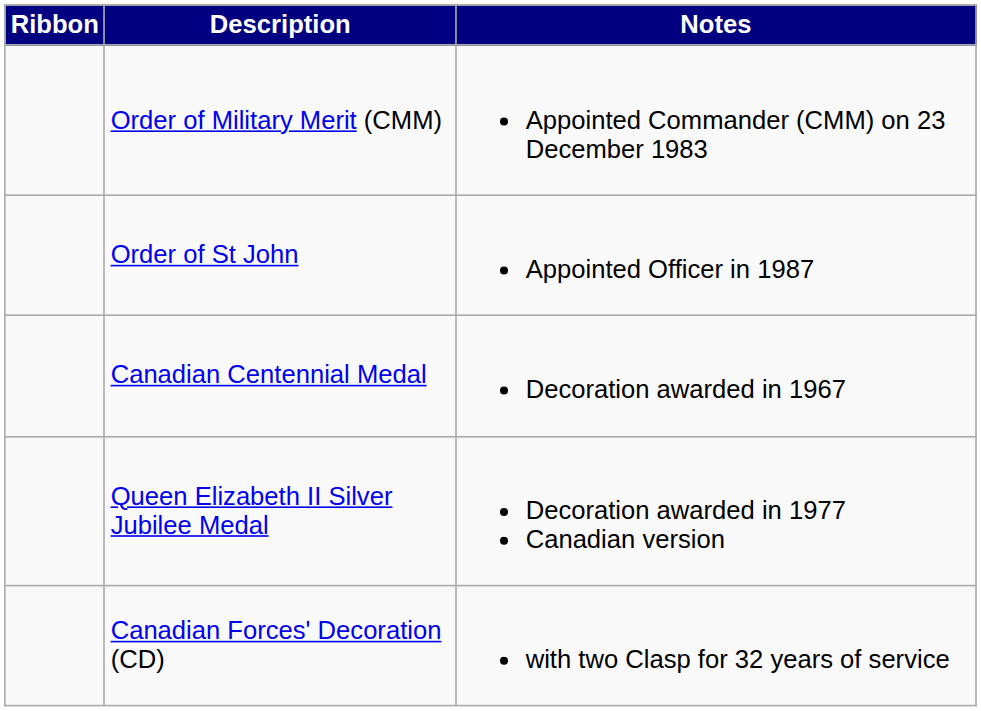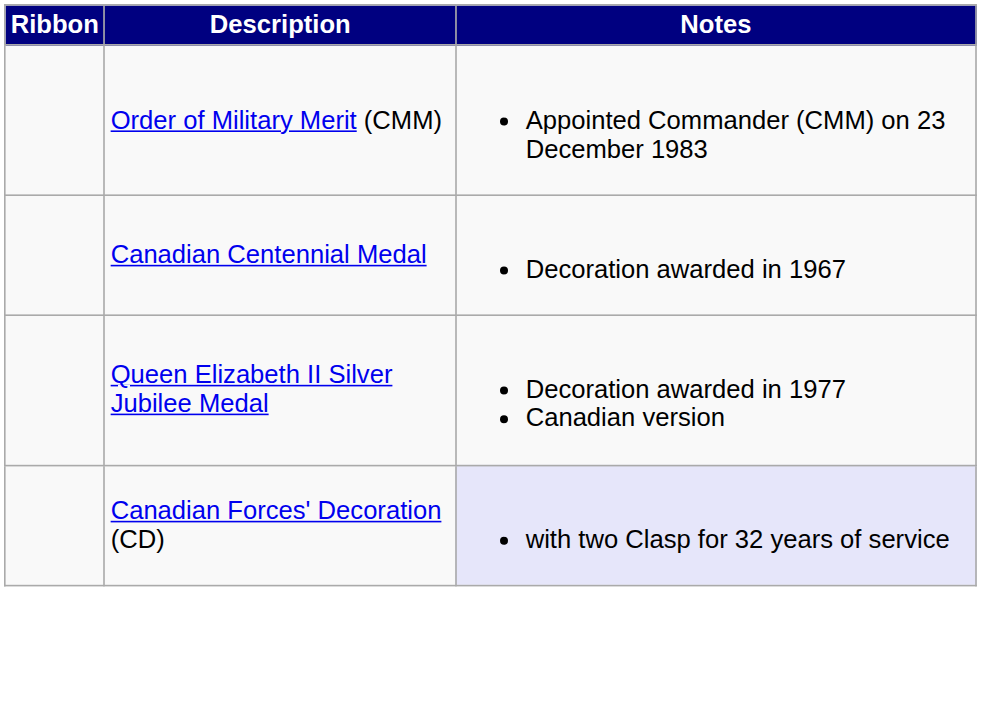- row: (205, 254)
(716, 660) no background -> (716, 540) lavender background
